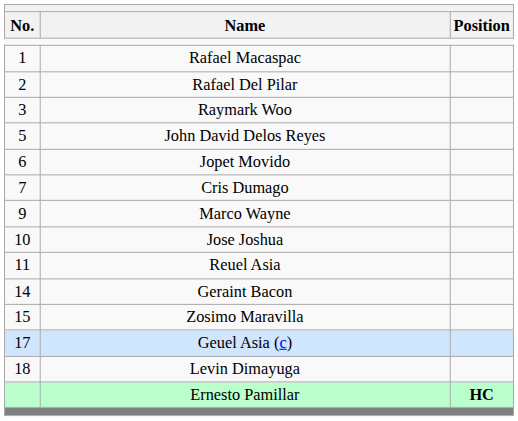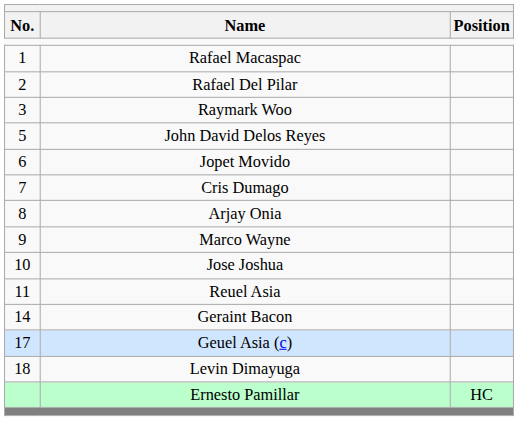+ row: (22, 213)
- row: (22, 317)
(482, 394) bold -> (482, 394) normal
